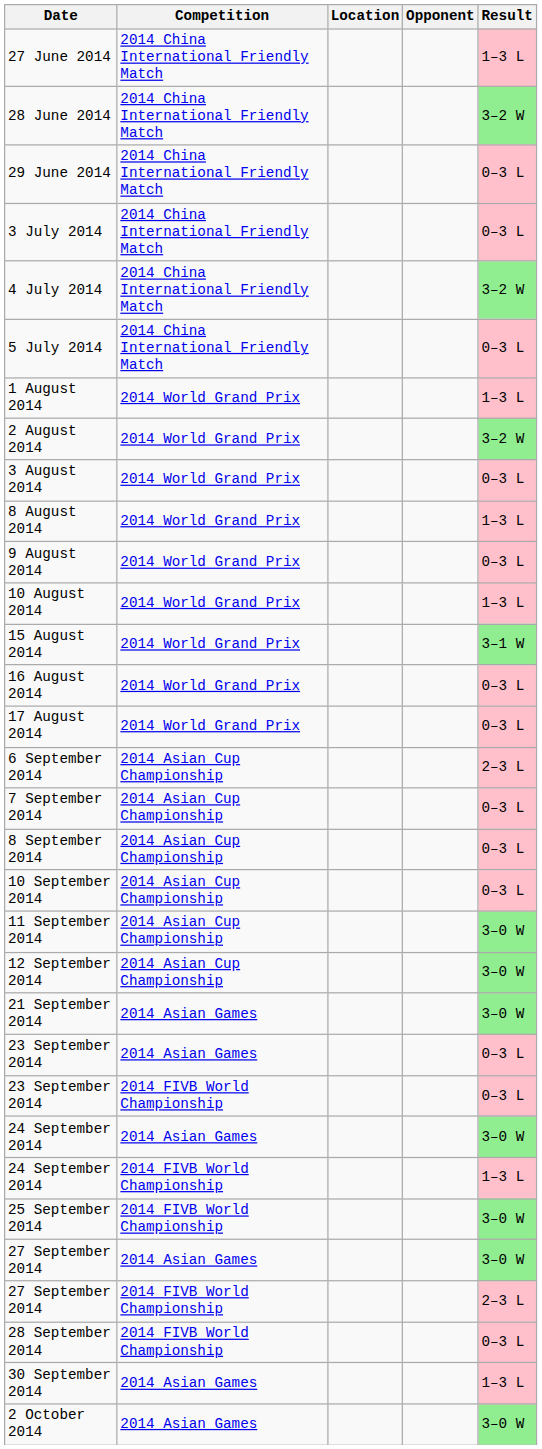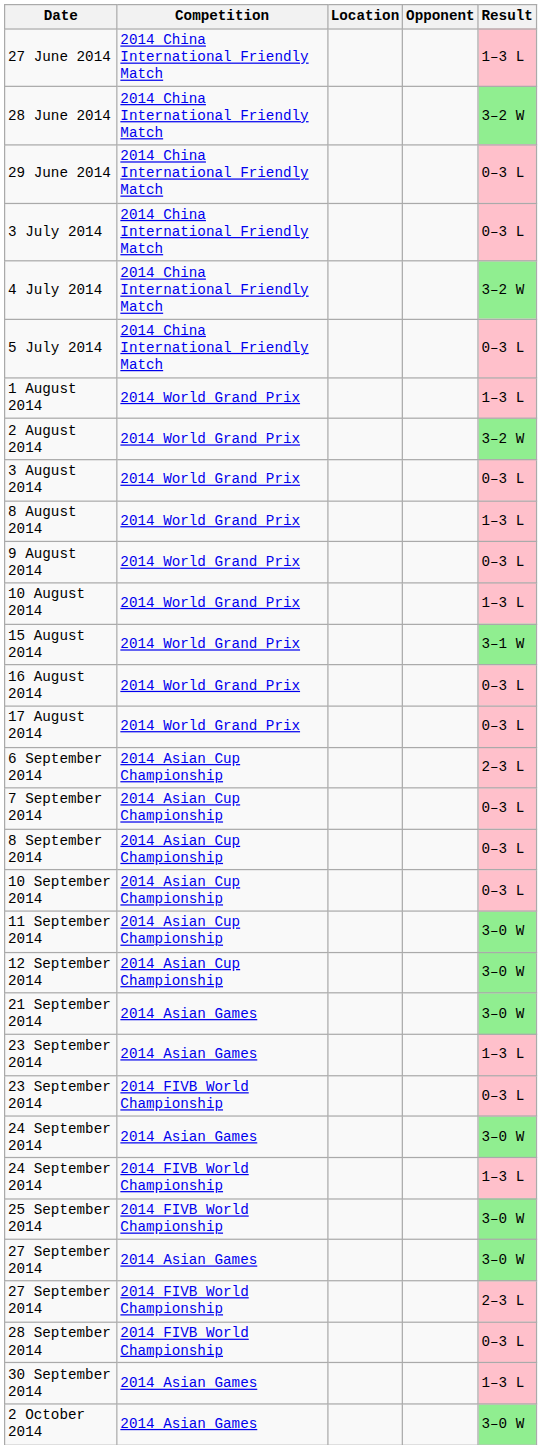(503, 1055) 0–3 L -> (503, 1055) 1–3 L
